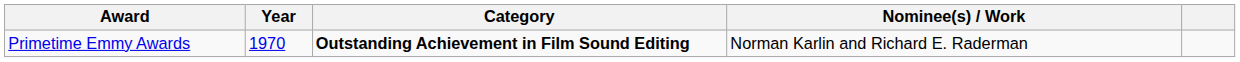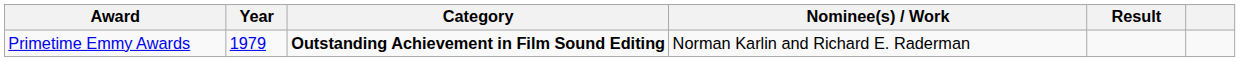+ column: (1136, 17)
(267, 43) 1970 -> (248, 43) 1979
